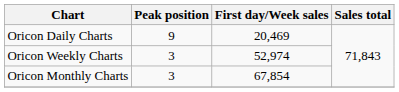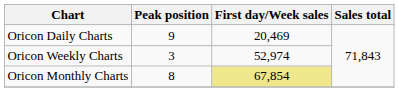(172, 76) 3 -> (172, 76) 8
(272, 76) no background -> (272, 76) khaki background
